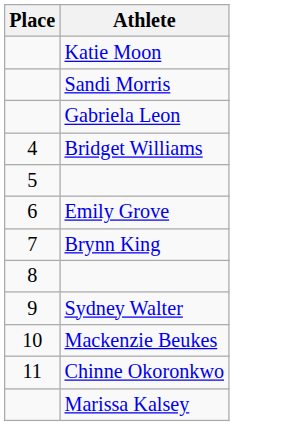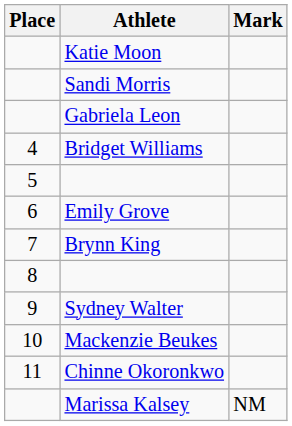+ column: (258, 20)
